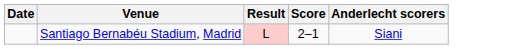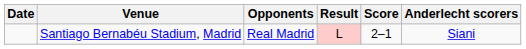+ column: (281, 14)
